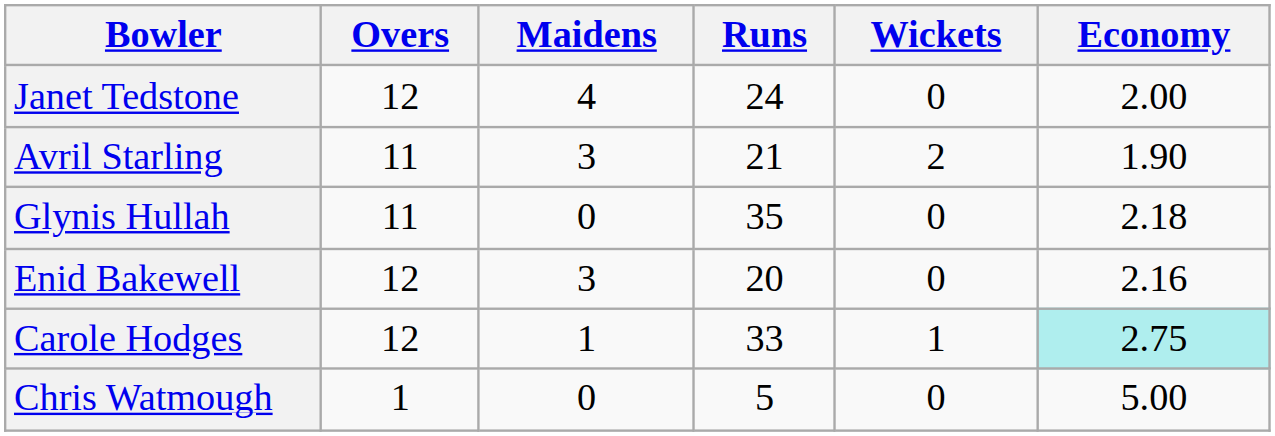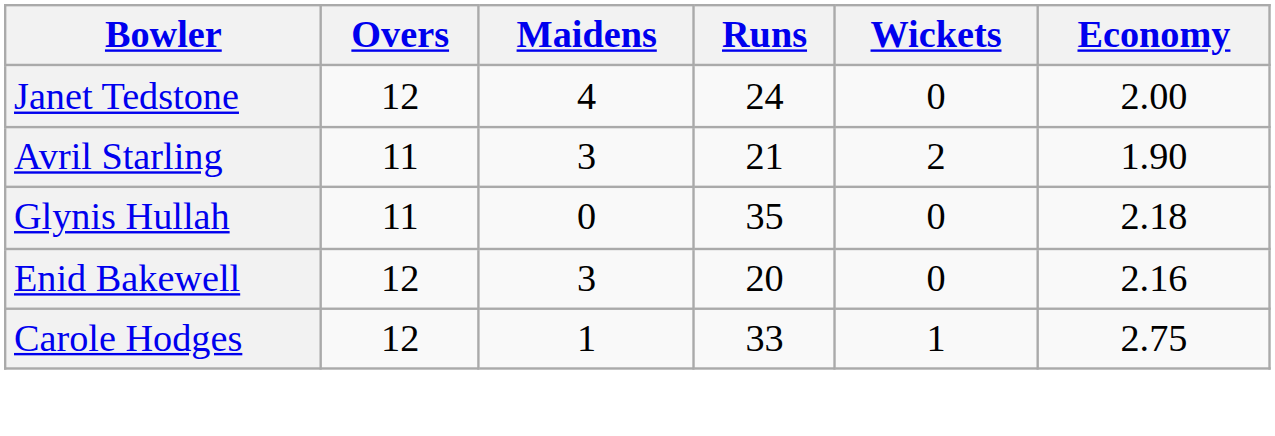(1154, 338) paleturquoise background -> (1154, 338) no background
- row: (143, 398)
